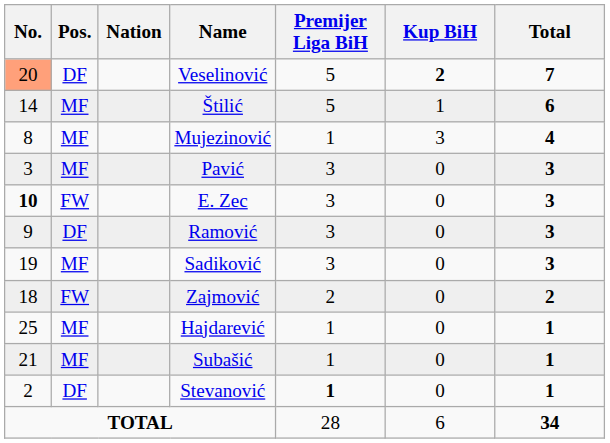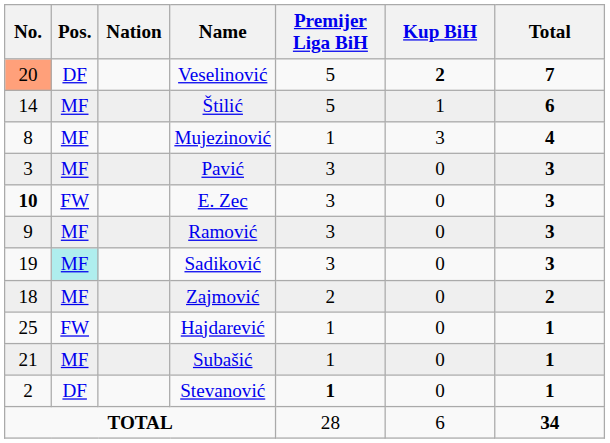(75, 232) DF -> (75, 232) MF
(75, 264) no background -> (75, 264) paleturquoise background
(75, 295) FW -> (75, 295) MF
(75, 327) MF -> (75, 327) FW
